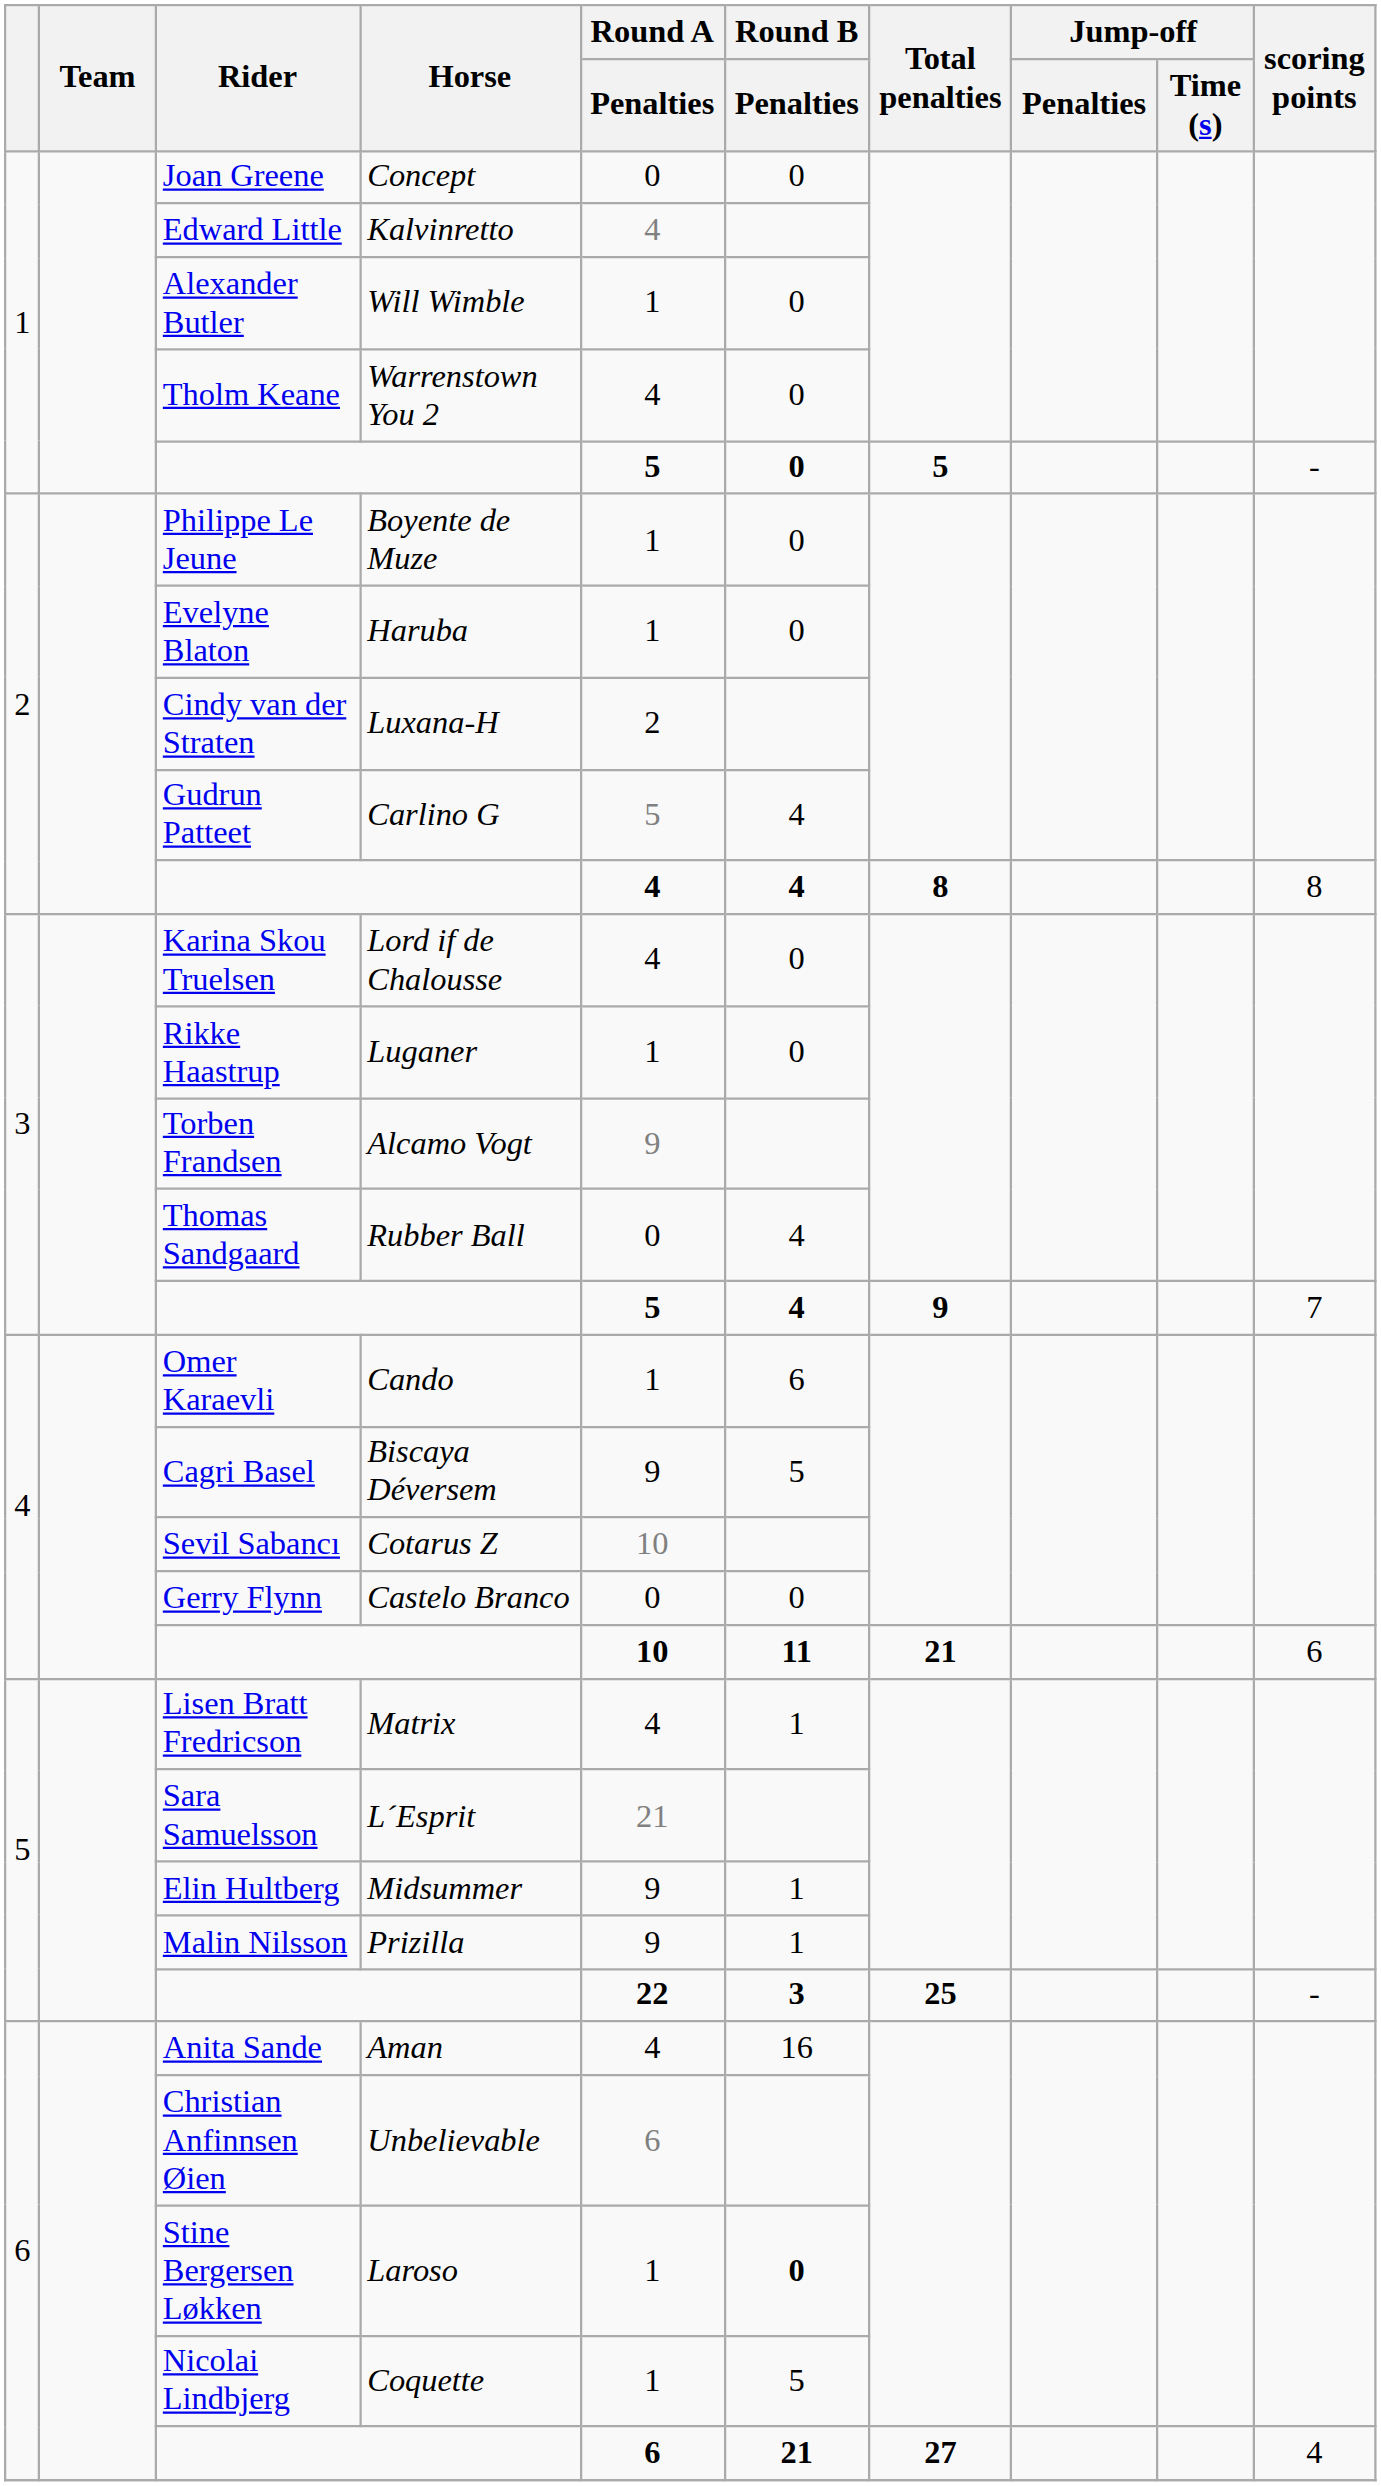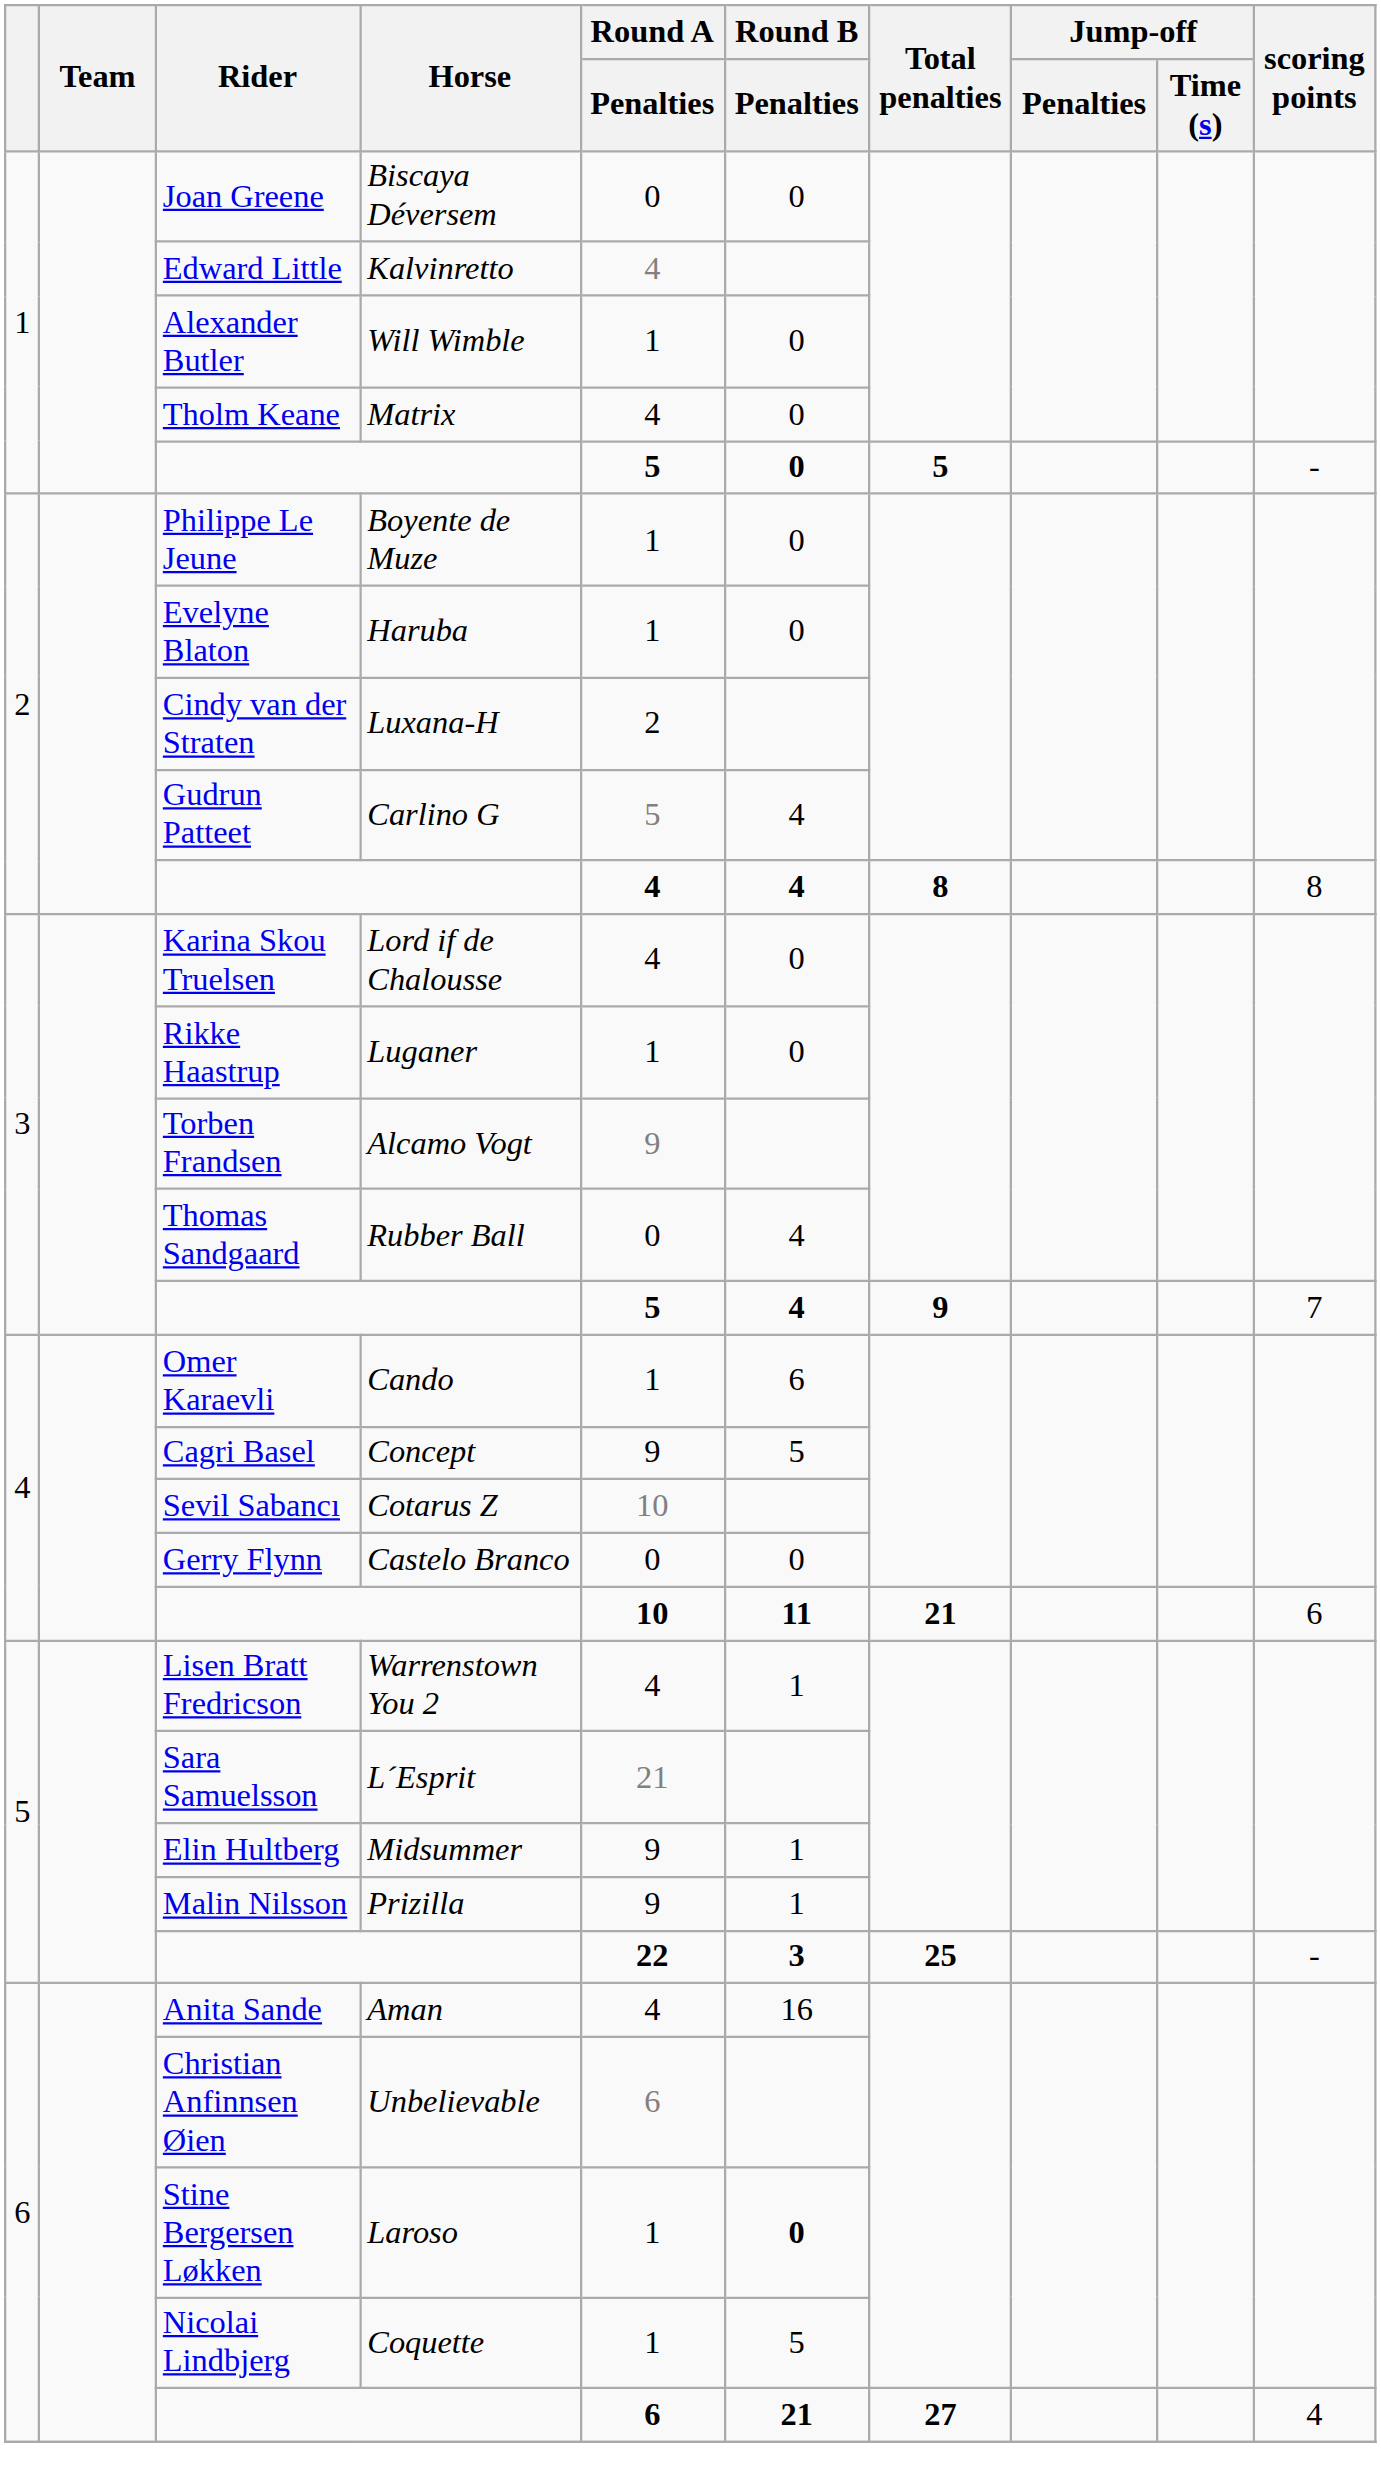(421, 176) Concept -> (432, 195) Biscaya Déversem
(452, 394) Warrenstown You 2 -> (411, 413) Matrix
(432, 1471) Biscaya Déversem -> (421, 1452) Concept
(411, 1723) Matrix -> (452, 1685) Warrenstown You 2
